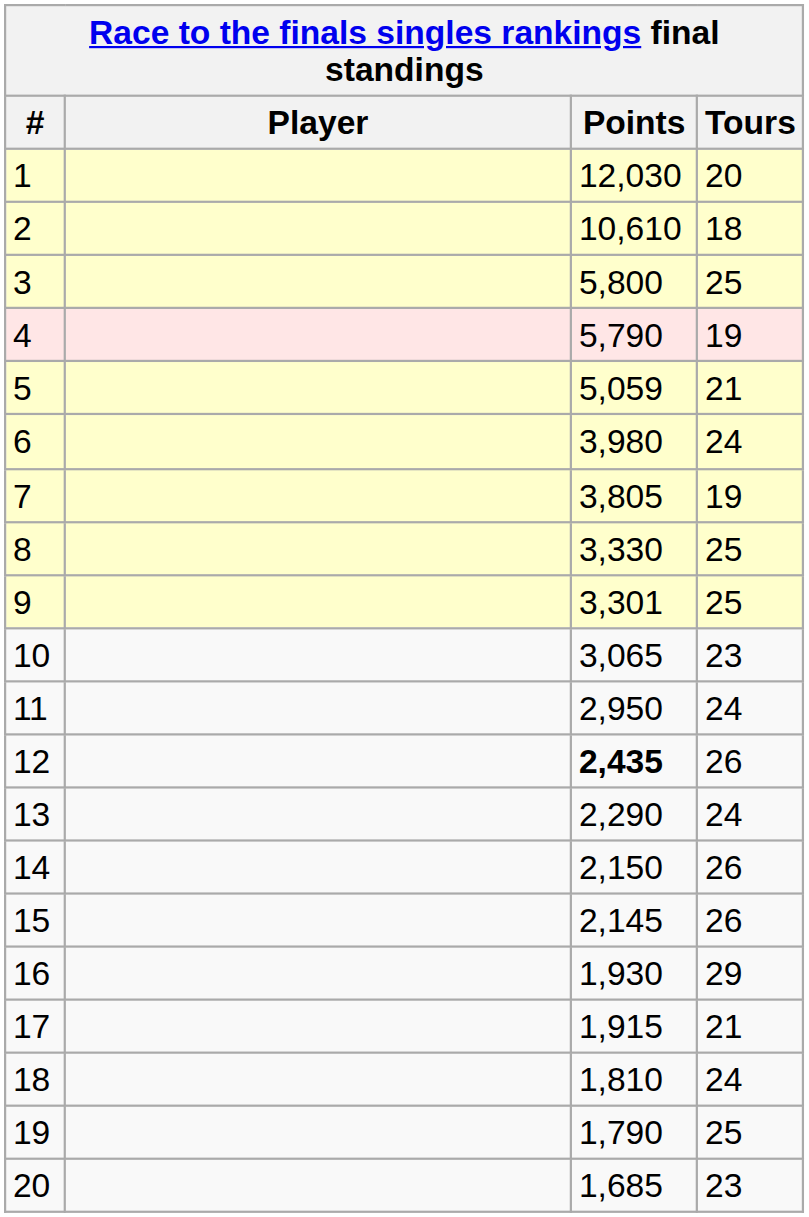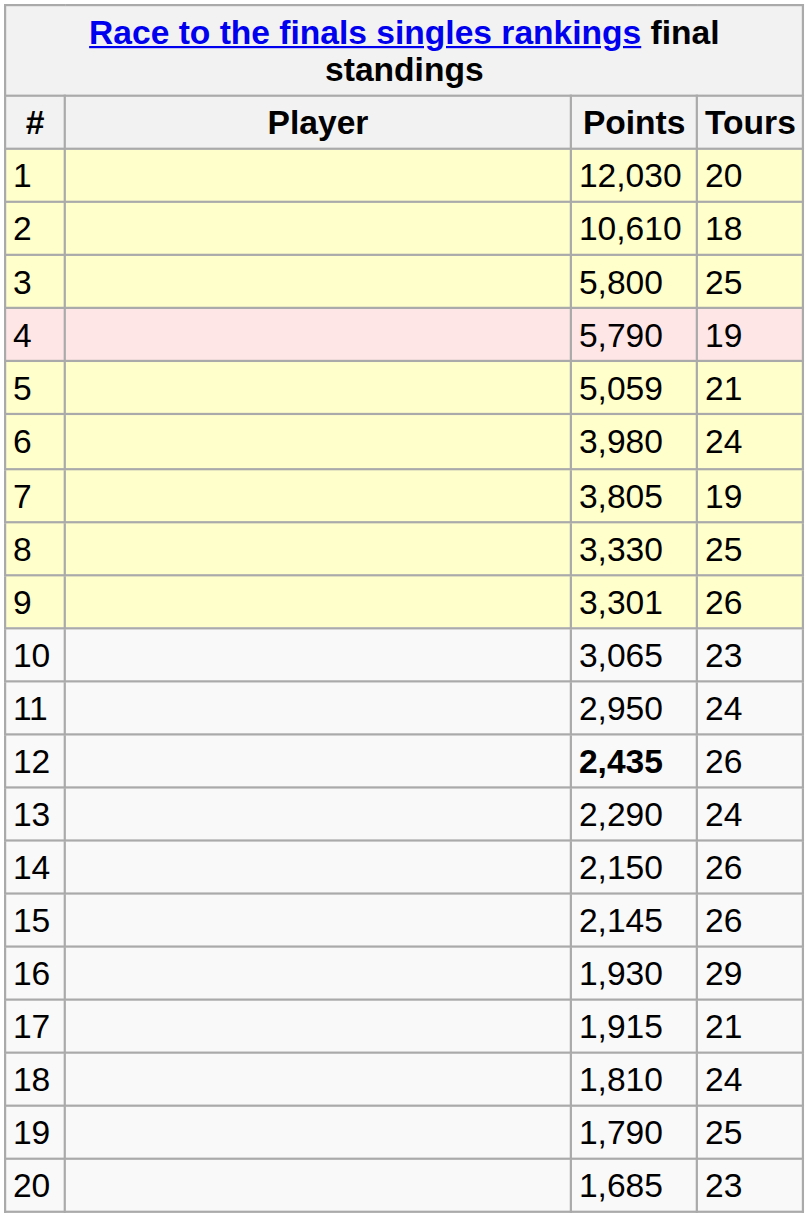(724, 601) 25 -> (724, 601) 26
